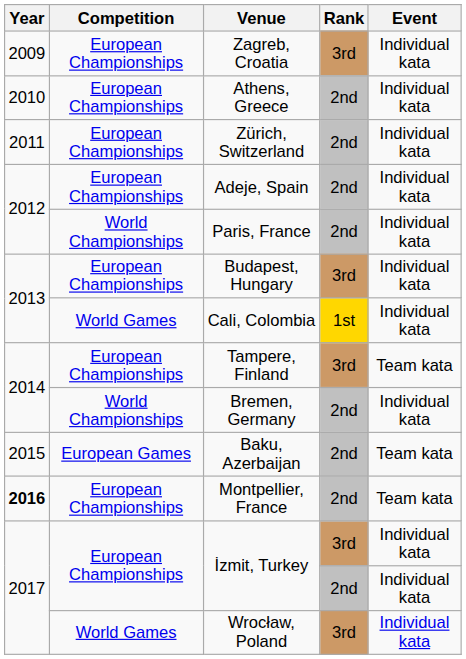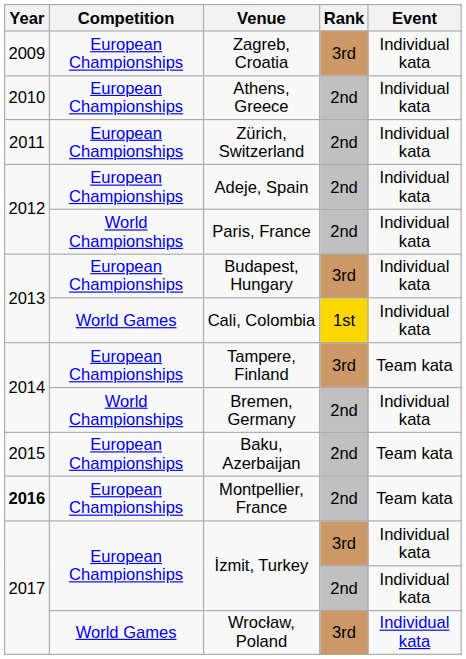(126, 454) European Games -> (126, 454) European Championships
